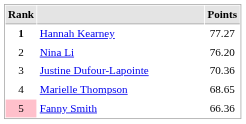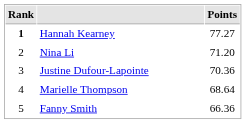(222, 52) 76.20 -> (222, 52) 71.20
(222, 89) 68.65 -> (222, 89) 68.64
(21, 108) pink background -> (21, 108) no background
